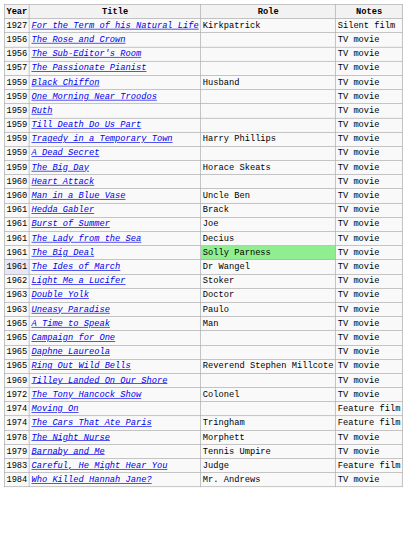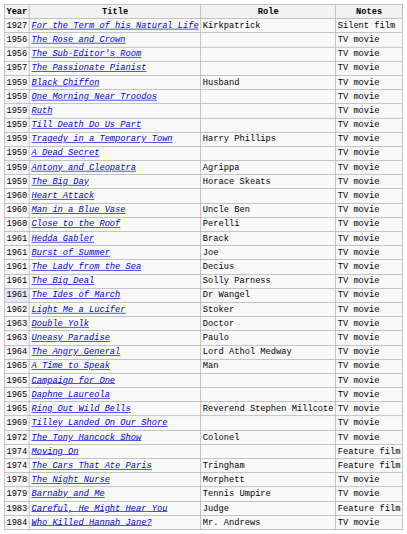+ row: (84, 168)
+ row: (76, 224)
(237, 253) lightgreen background -> (237, 281) no background
+ row: (76, 352)
